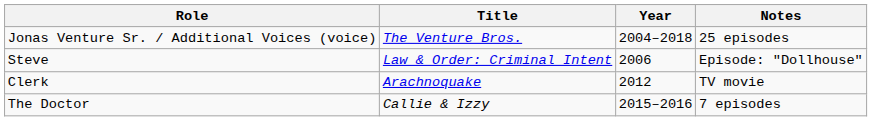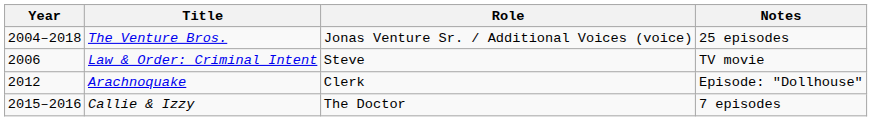columns swapped: (656, 16) <-> (192, 16)
(781, 60) Episode: "Dollhouse" -> (732, 60) TV movie
(732, 82) TV movie -> (781, 82) Episode: "Dollhouse"
